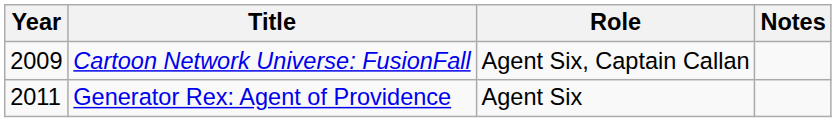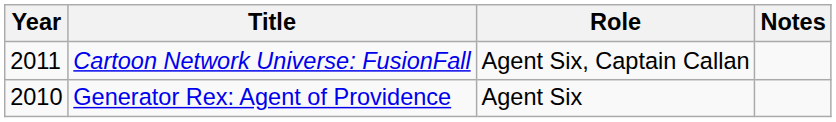(36, 60) 2009 -> (35, 60) 2011
(35, 97) 2011 -> (36, 97) 2010
